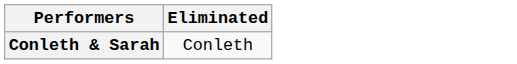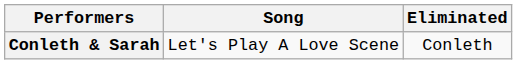+ column: (283, 18)
